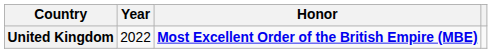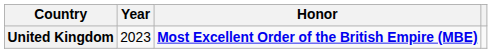(135, 37) 2022 -> (135, 37) 2023
